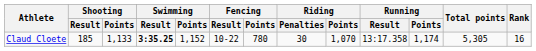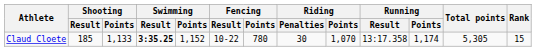(519, 39) 16 -> (519, 39) 15
